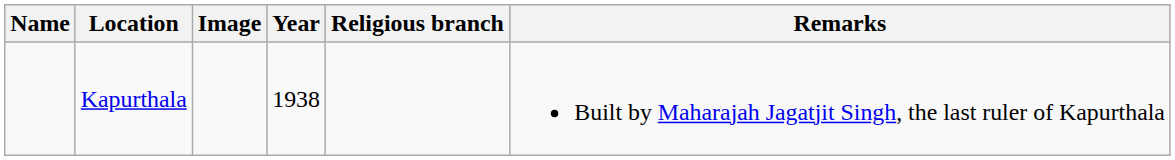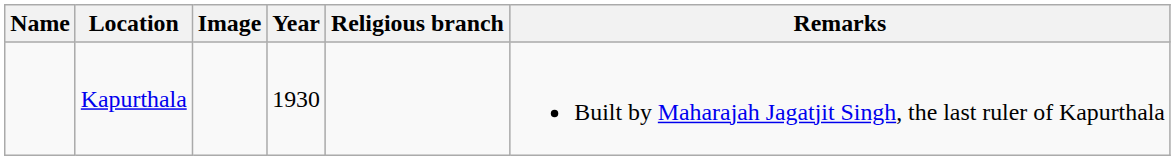(296, 98) 1938 -> (296, 98) 1930
